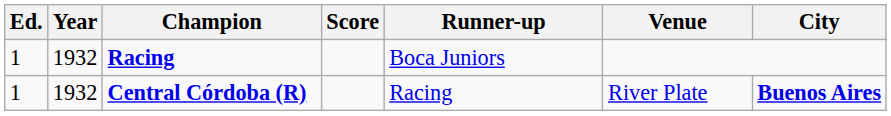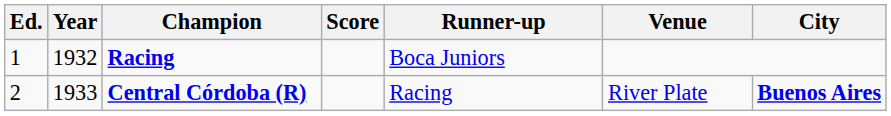(15, 92) 1 -> (15, 92) 2
(75, 92) 1932 -> (75, 92) 1933
